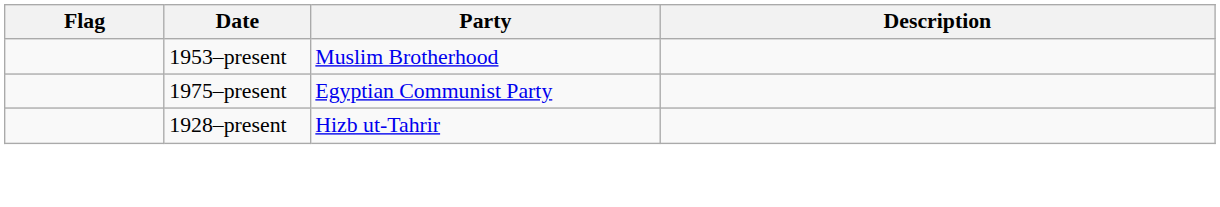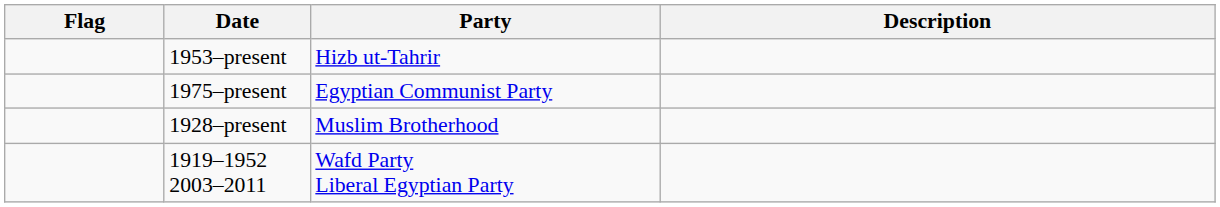(407, 56) Muslim Brotherhood -> (378, 56) Hizb ut-Tahrir
(378, 125) Hizb ut-Tahrir -> (407, 125) Muslim Brotherhood
+ row: (218, 172)
